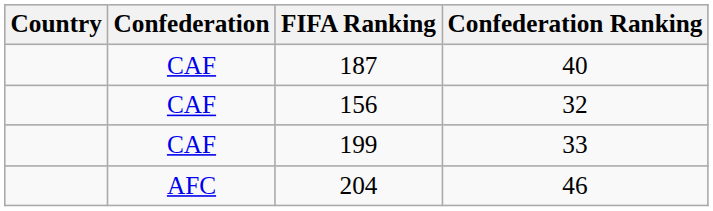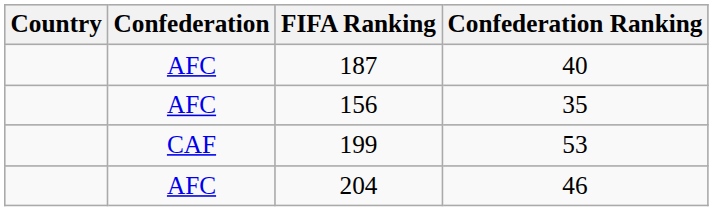(192, 64) CAF -> (192, 64) AFC
(192, 104) CAF -> (192, 104) AFC
(575, 104) 32 -> (575, 104) 35
(575, 144) 33 -> (575, 144) 53
